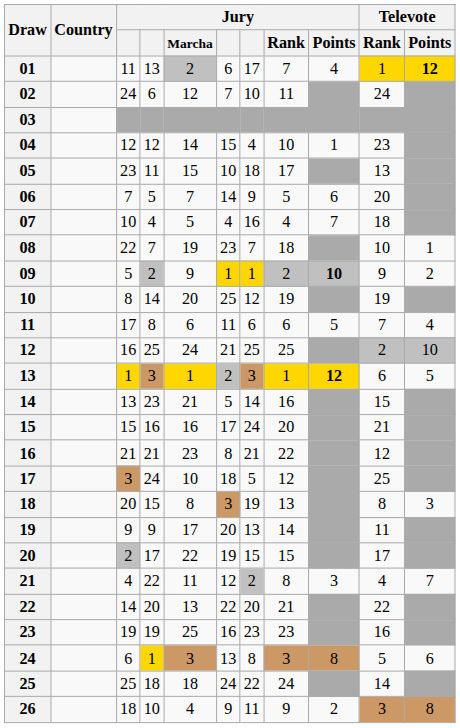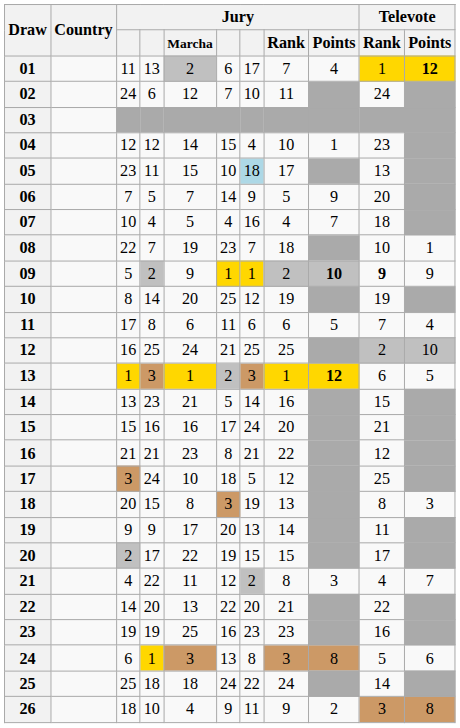(252, 171) no background -> (252, 171) lightblue background
(334, 196) 6 -> (334, 196) 9
(382, 273) normal -> (382, 273) bold
(430, 273) 2 -> (430, 273) 9
